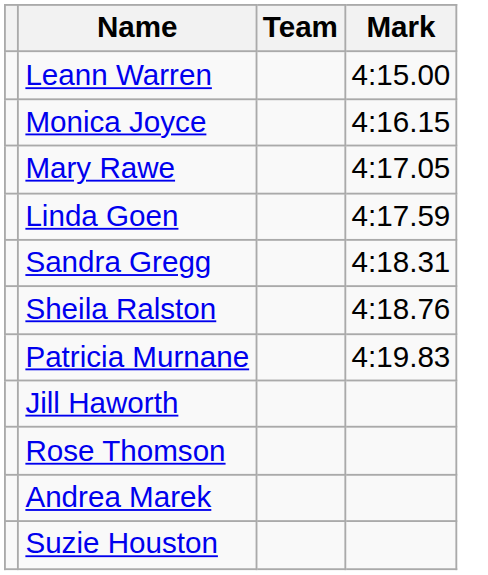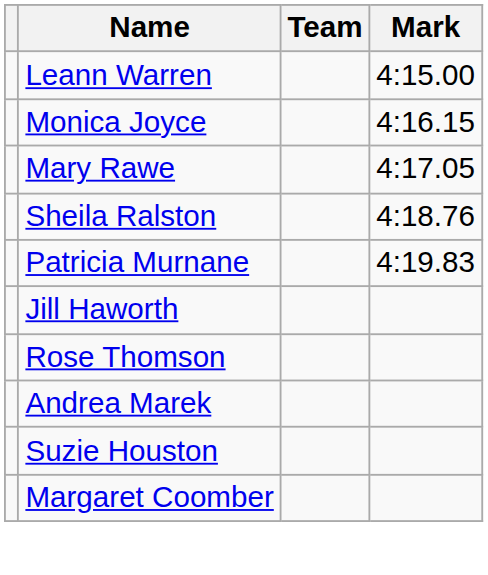- row: (102, 215)
- row: (118, 262)
+ row: (150, 497)
